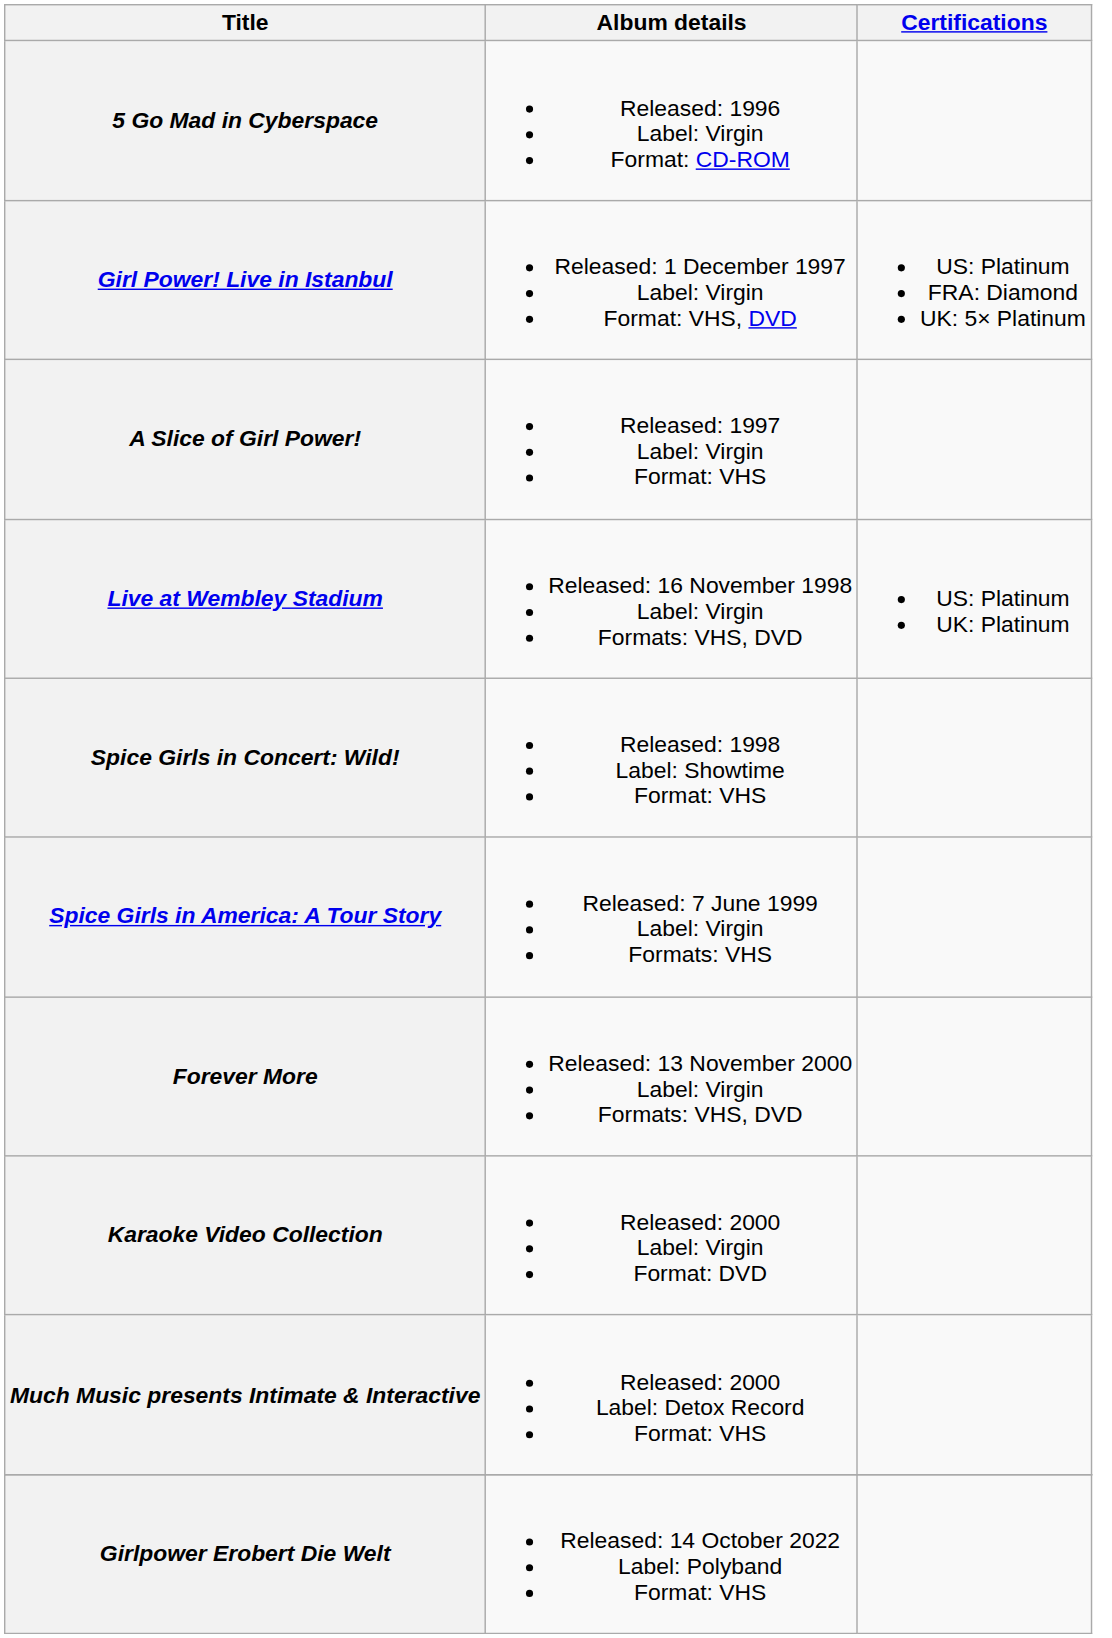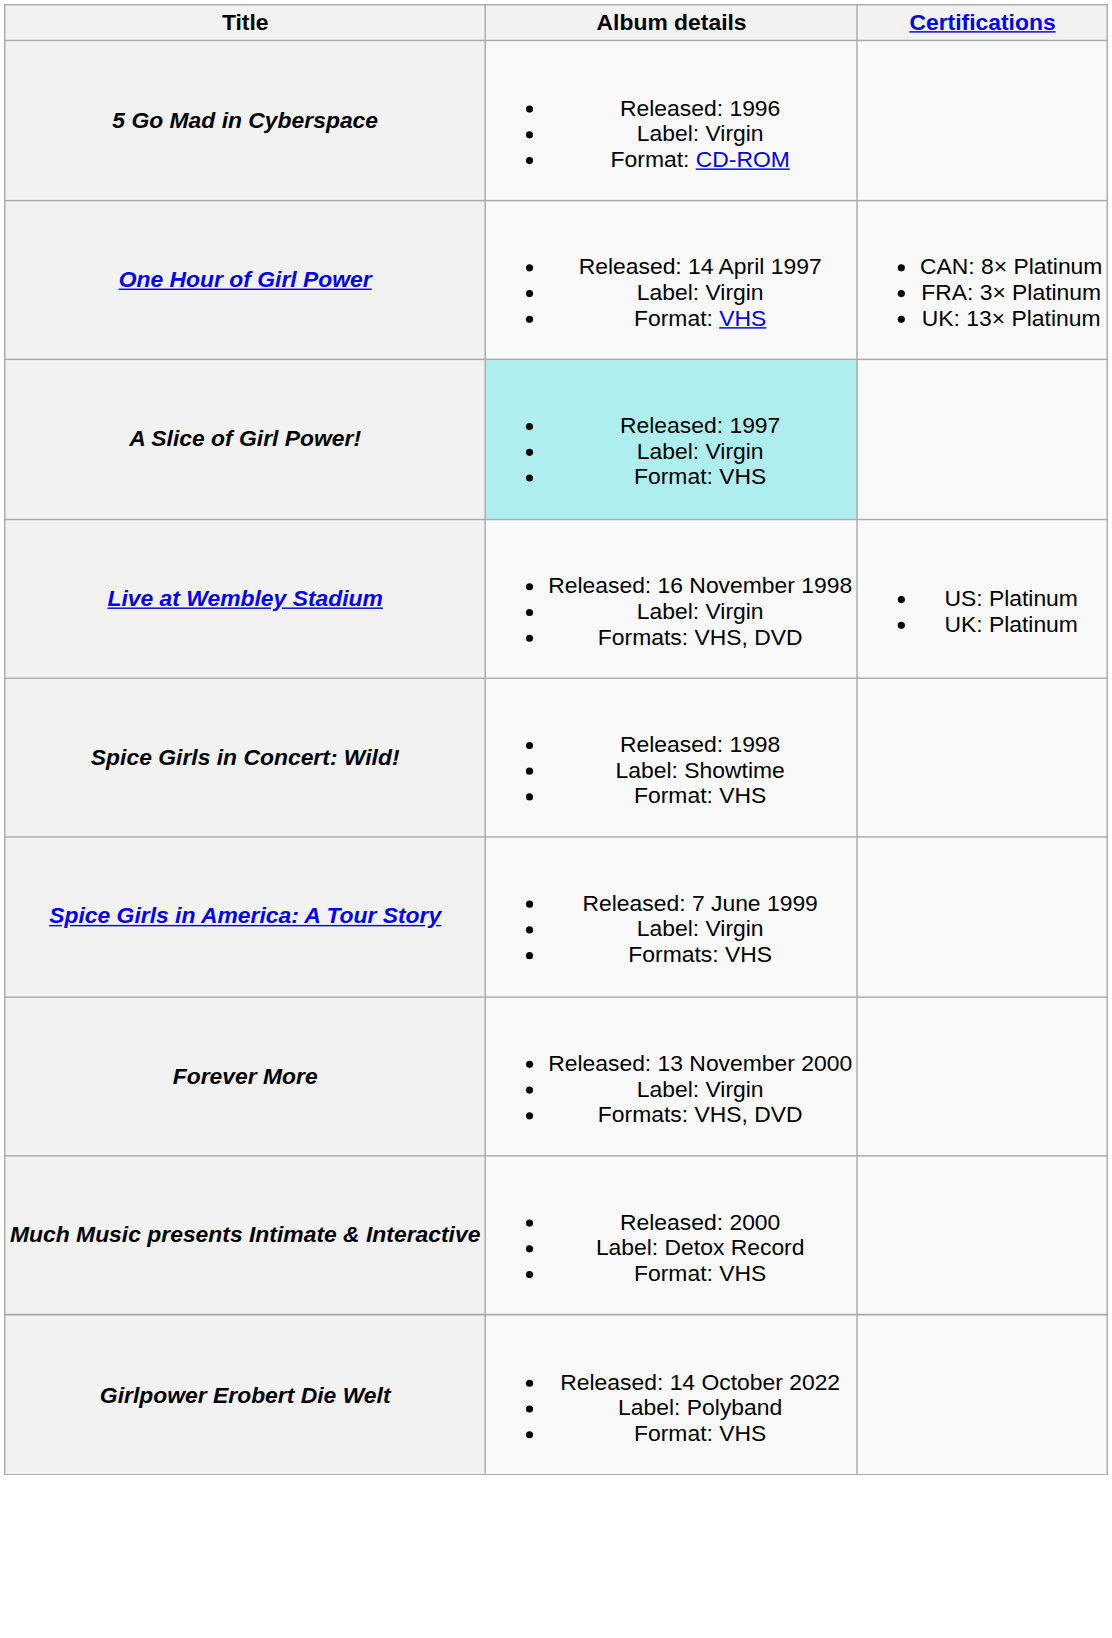+ row: (245, 279)
- row: (245, 279)
(672, 452) no background -> (672, 452) paleturquoise background
- row: (245, 1235)
